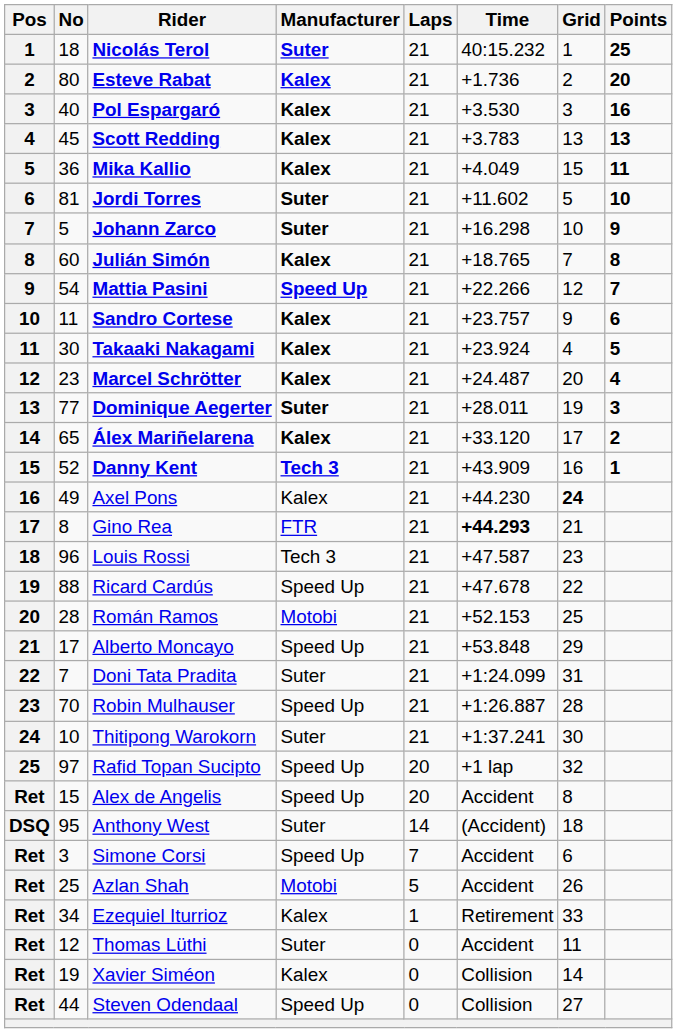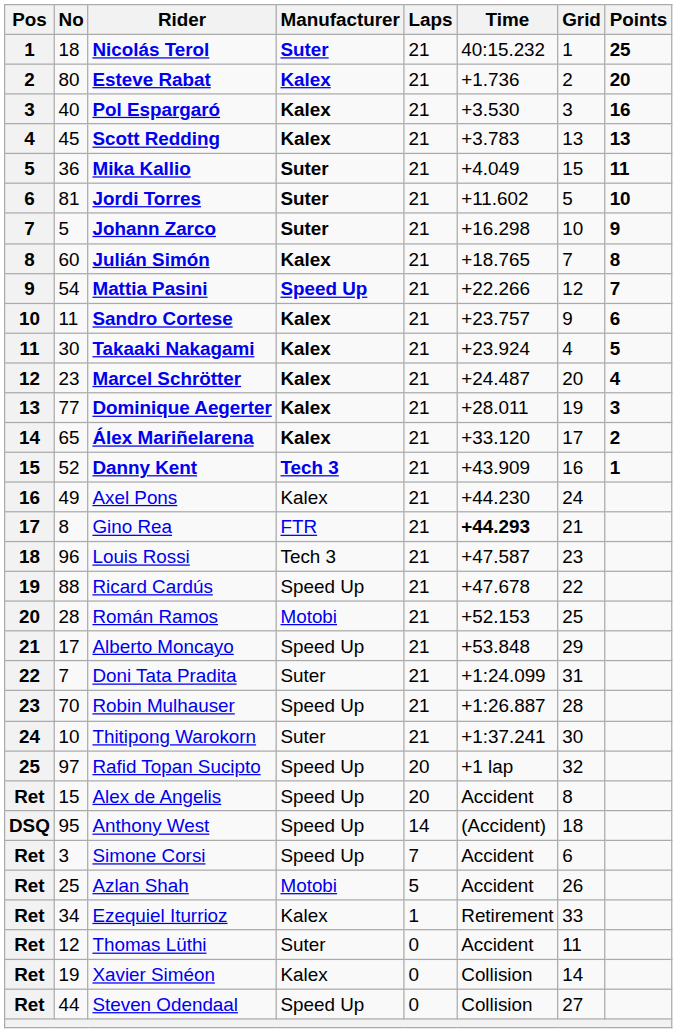(306, 169) Kalex -> (305, 169) Suter
(305, 408) Suter -> (306, 408) Kalex
(573, 497) bold -> (573, 497) normal
(303, 825) Suter -> (322, 825) Speed Up
